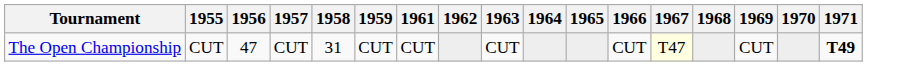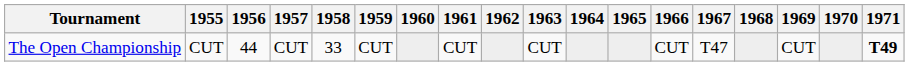+ column: (418, 18)
(249, 47) 47 -> (249, 47) 44
(333, 47) 31 -> (333, 47) 33
(672, 47) lightyellow background -> (714, 47) no background
